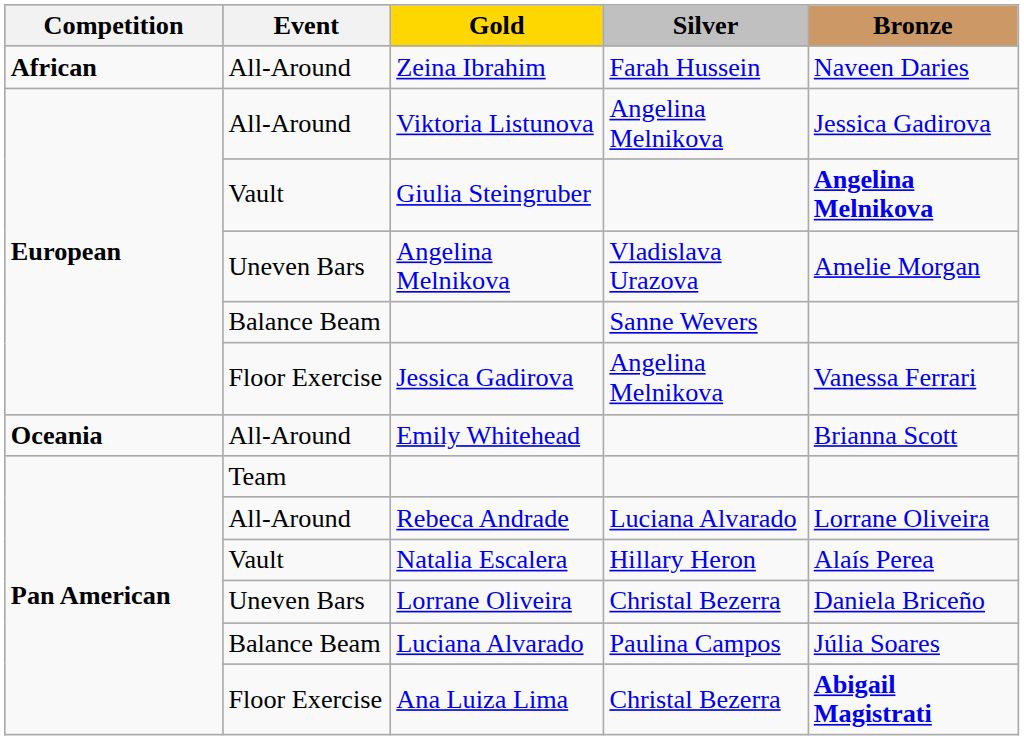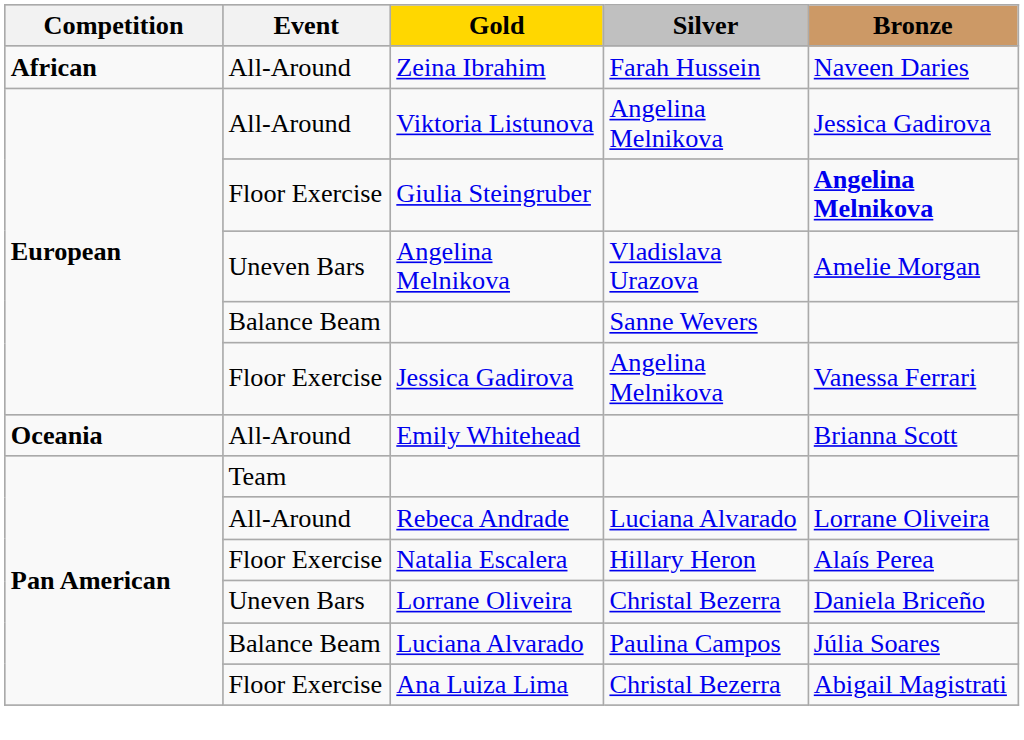(256, 194) Vault -> (305, 194) Floor Exercise
(256, 559) Vault -> (305, 559) Floor Exercise
(873, 699) bold -> (910, 684) normal
